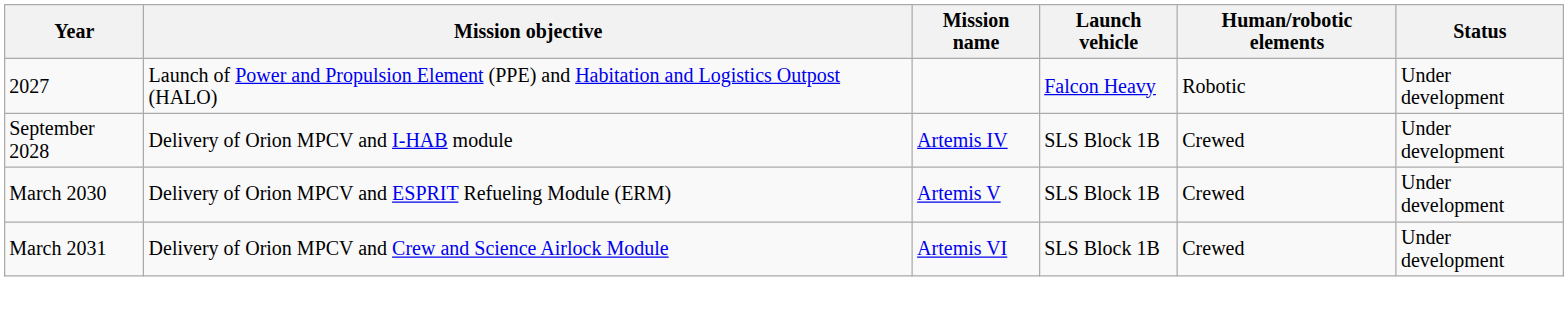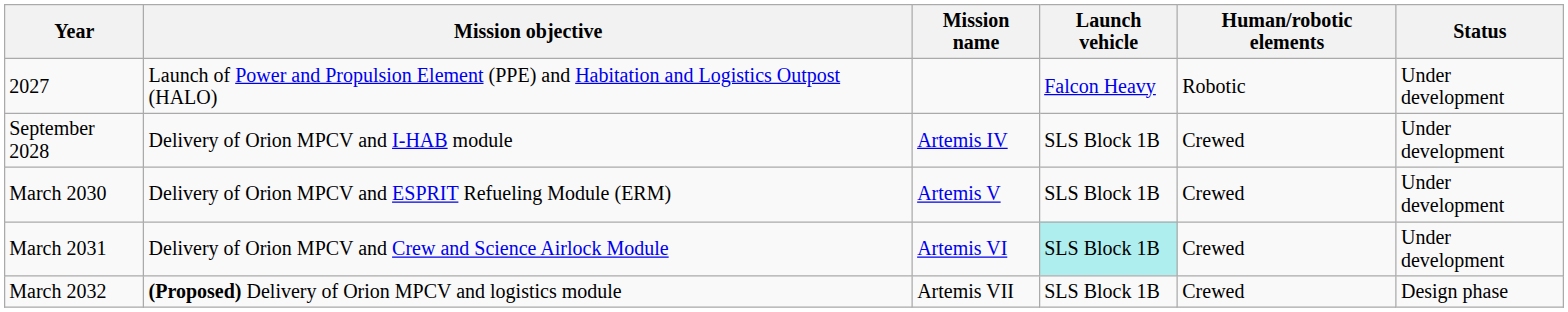(1102, 248) no background -> (1102, 248) paleturquoise background
+ row: (58, 291)
